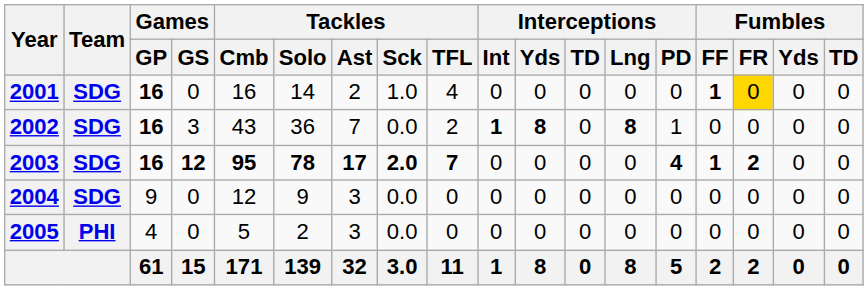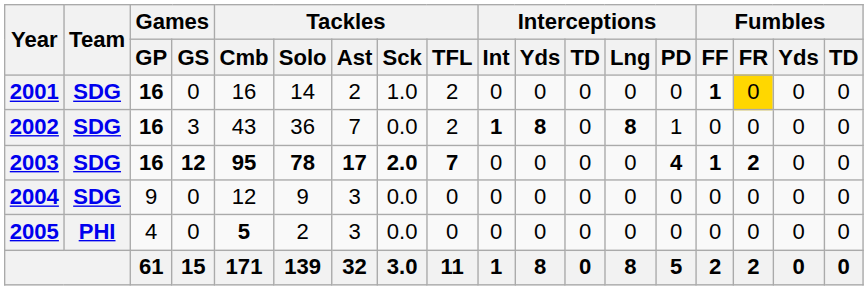(452, 92) 4 -> (452, 92) 2
(244, 232) normal -> (244, 232) bold
